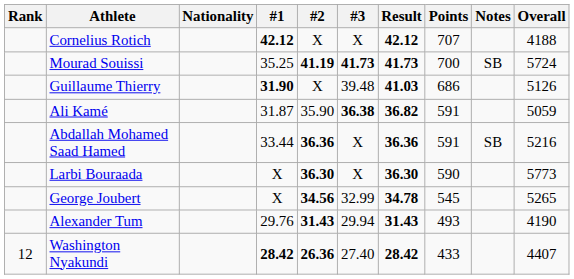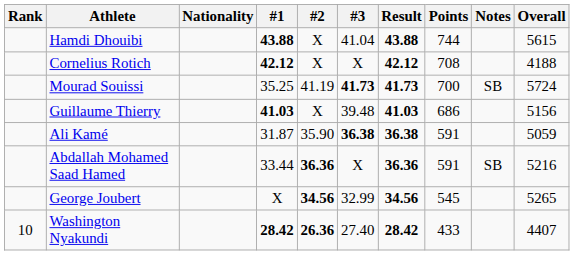+ row: (96, 39)
(448, 39) 707 -> (448, 63) 708
(317, 63) bold -> (317, 87) normal
(277, 87) 31.90 -> (277, 110) 41.03
(542, 87) 5126 -> (542, 110) 5156
(402, 110) 36.82 -> (402, 134) 36.38
- row: (96, 174)
(402, 198) 34.78 -> (402, 198) 34.56
- row: (96, 221)
(25, 253) 12 -> (25, 230) 10
